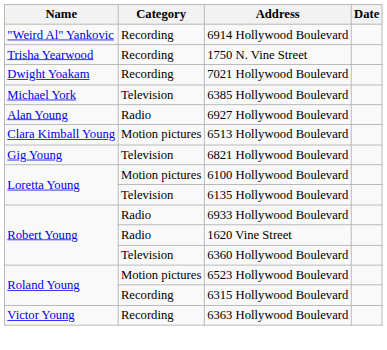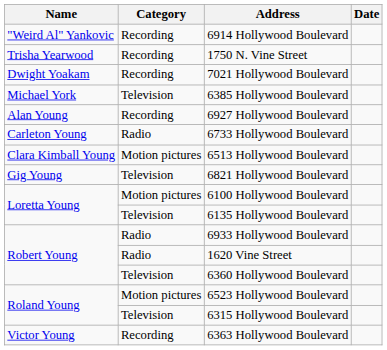(136, 114) Radio -> (147, 114) Recording
+ row: (278, 134)
(147, 295) Recording -> (147, 315) Television
